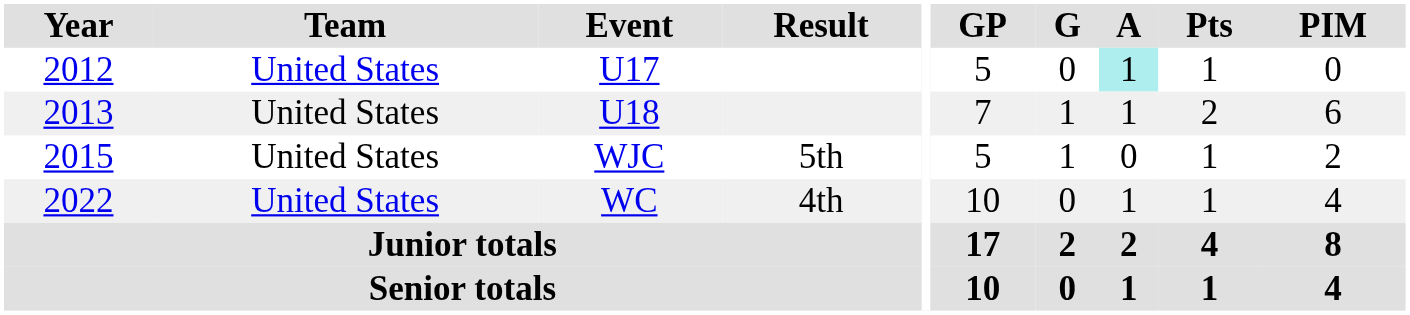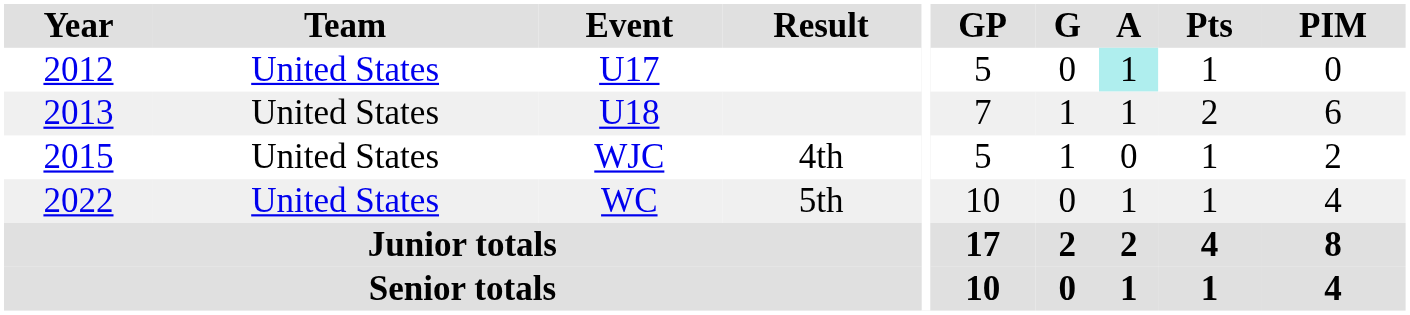(821, 156) 5th -> (821, 156) 4th
(821, 200) 4th -> (821, 200) 5th
